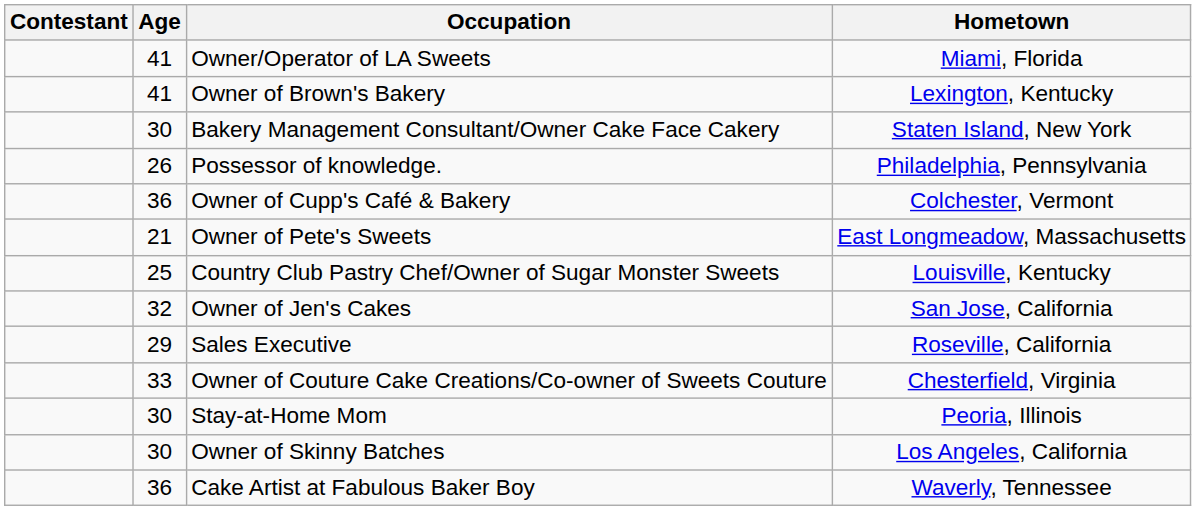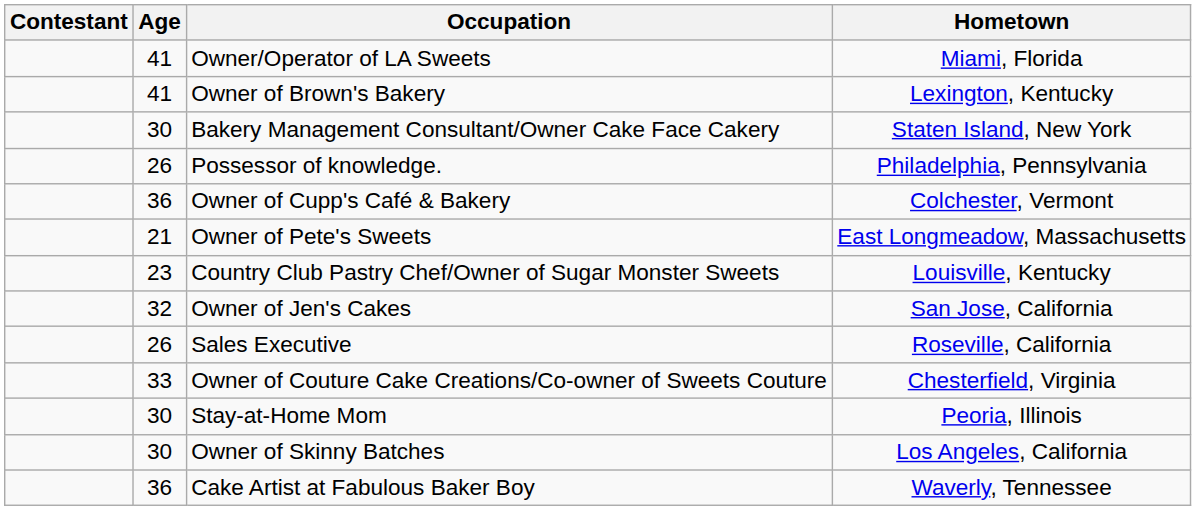(159, 272) 25 -> (159, 272) 23
(159, 344) 29 -> (159, 344) 26
